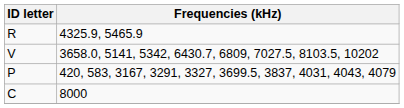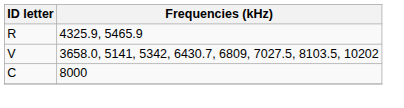- row: (11, 73)
